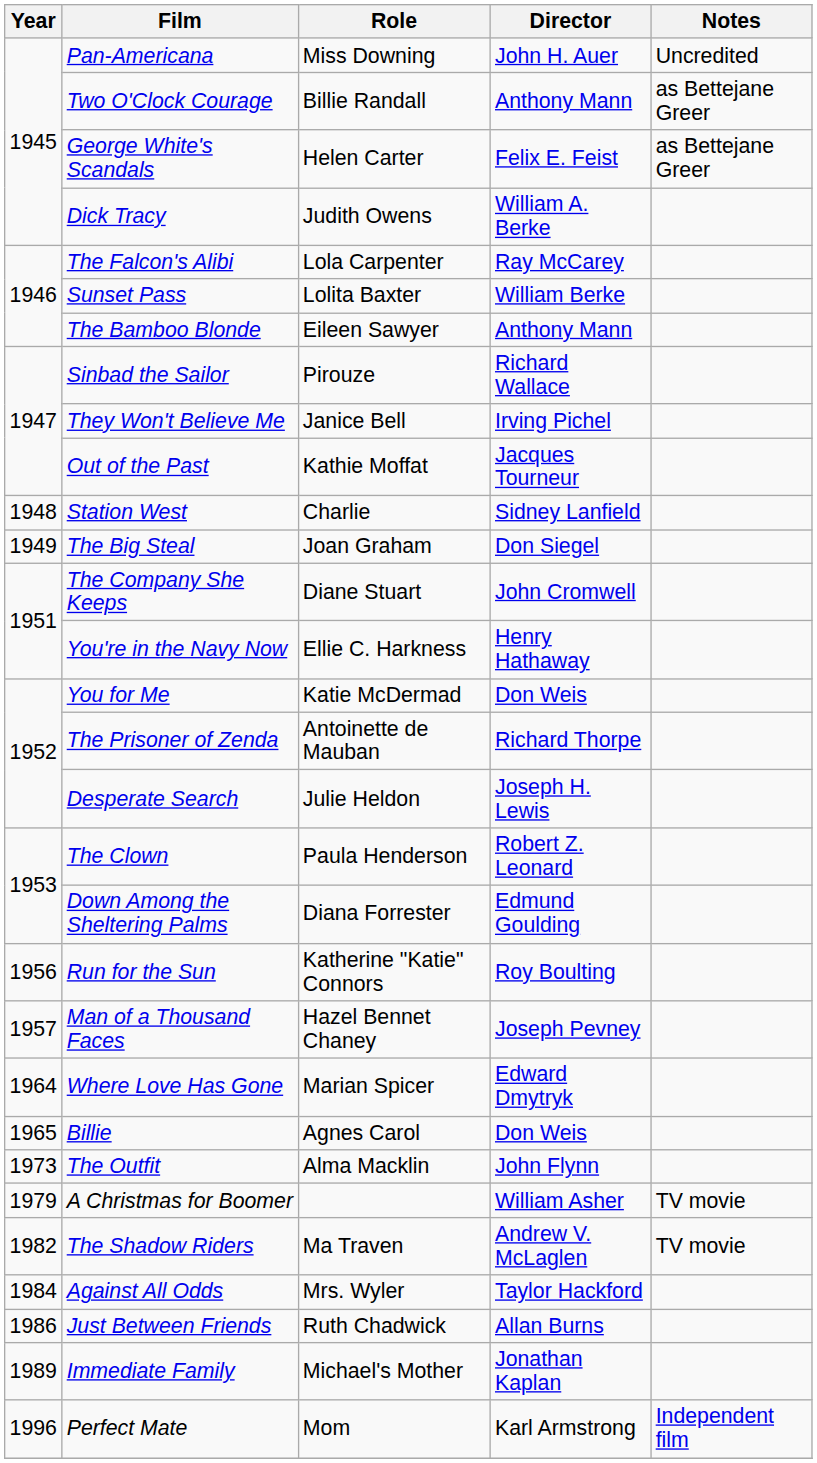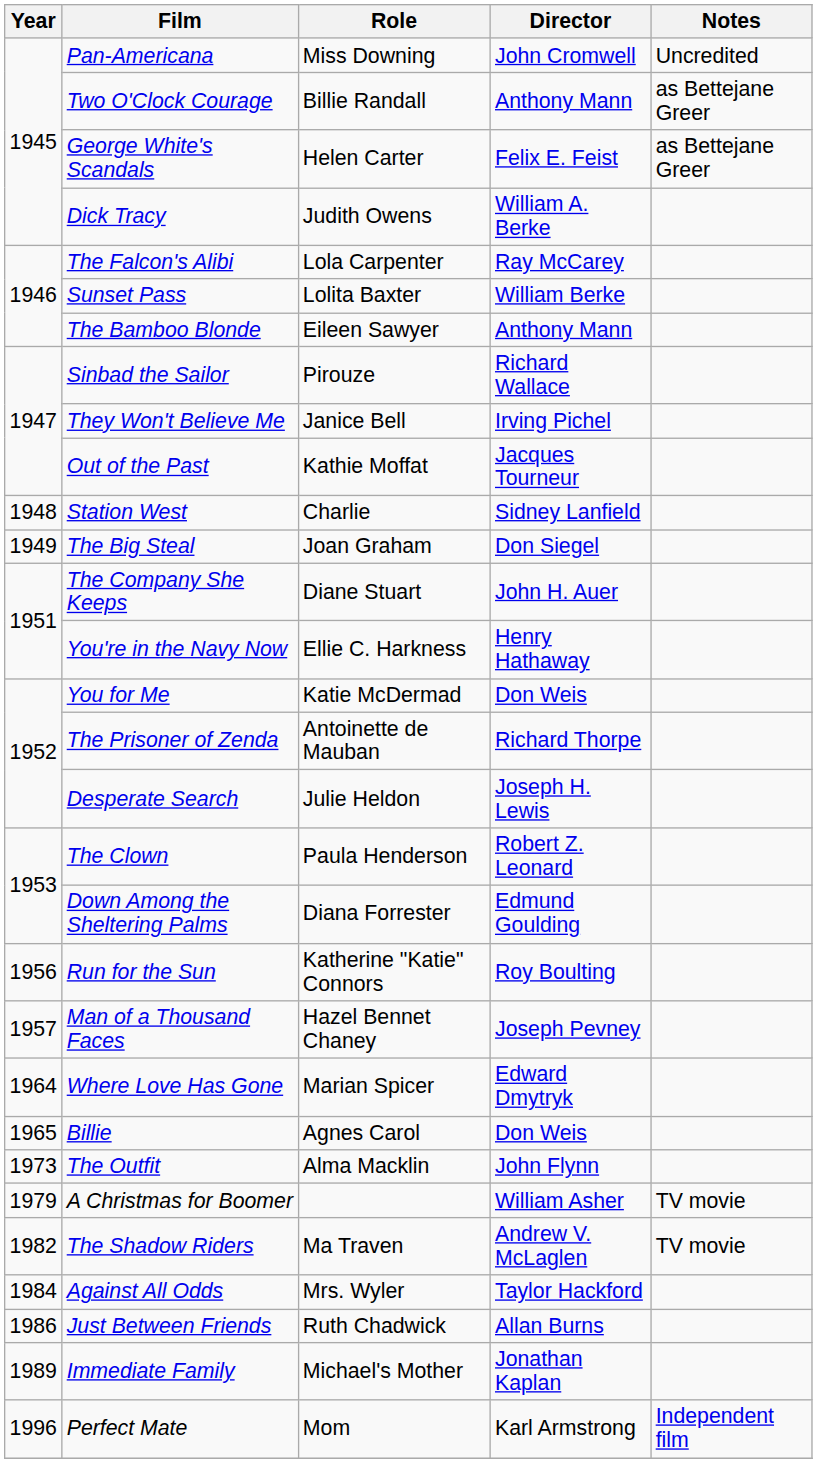(557, 55) John H. Auer -> (565, 55) John Cromwell
(565, 591) John Cromwell -> (557, 591) John H. Auer
